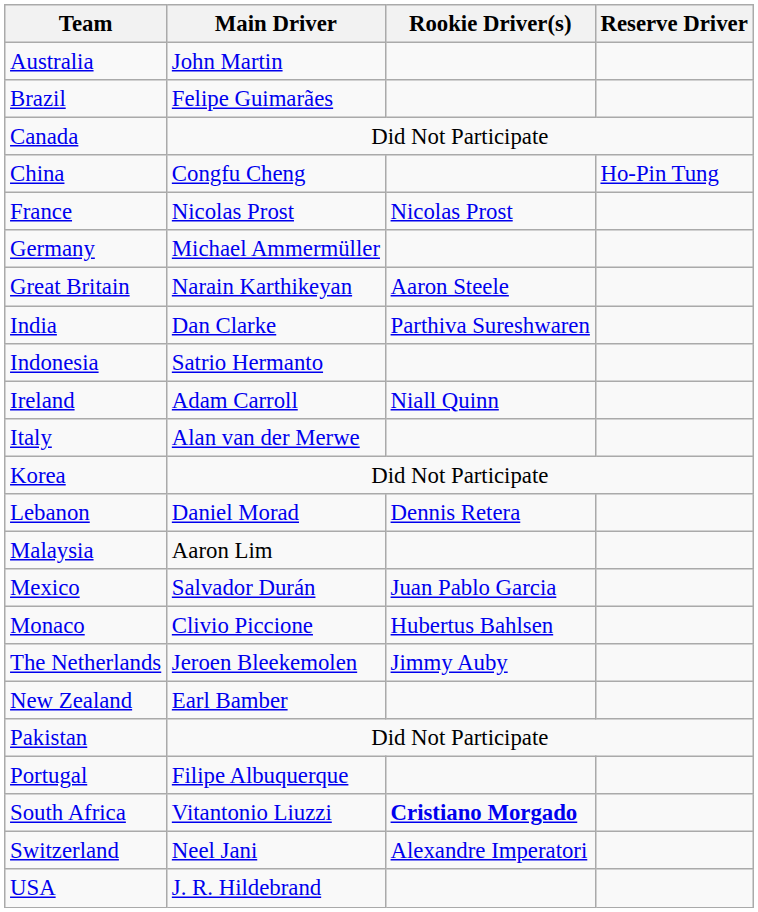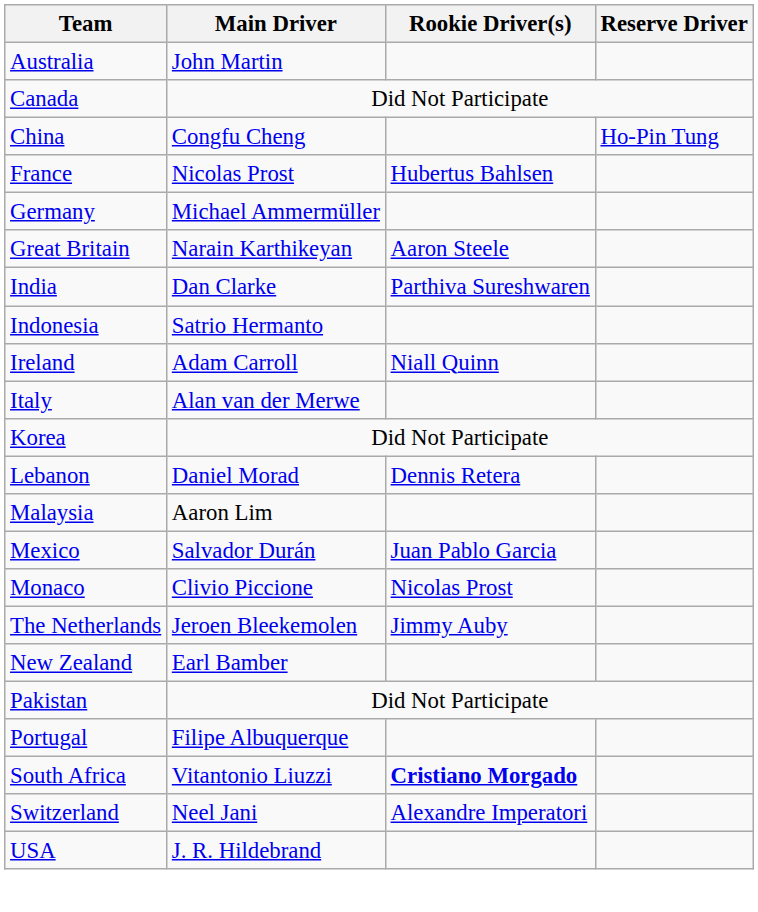- row: (38, 98)
(452, 211) Nicolas Prost -> (472, 173) Hubertus Bahlsen
(472, 624) Hubertus Bahlsen -> (452, 587) Nicolas Prost
